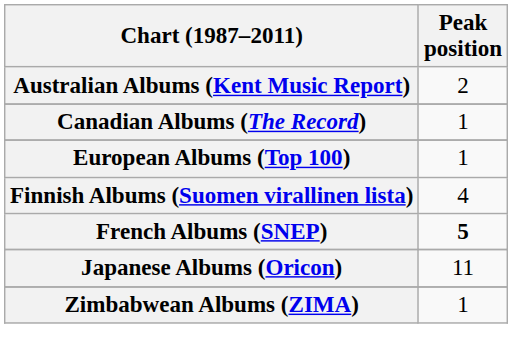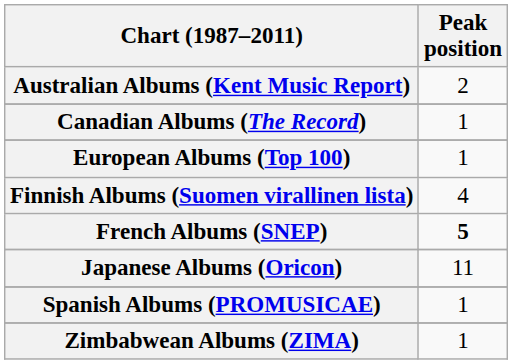+ row: (212, 304)
